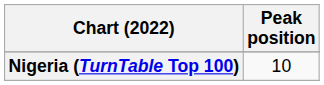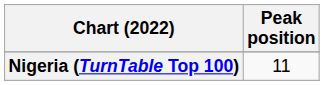(281, 66) 10 -> (281, 66) 11
